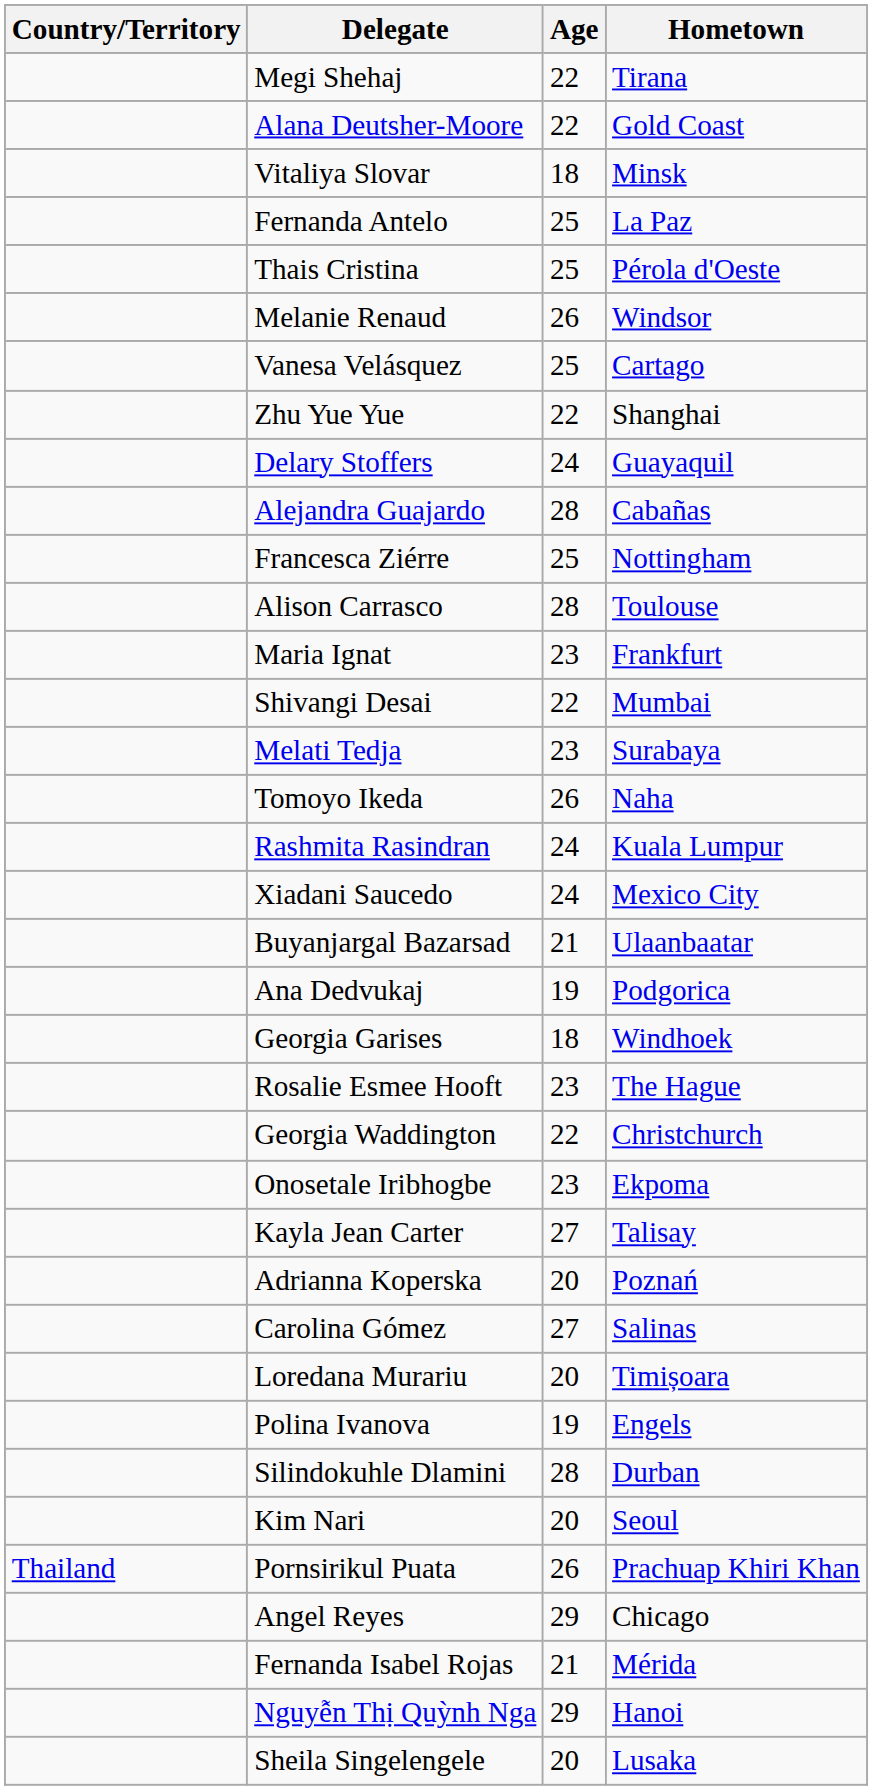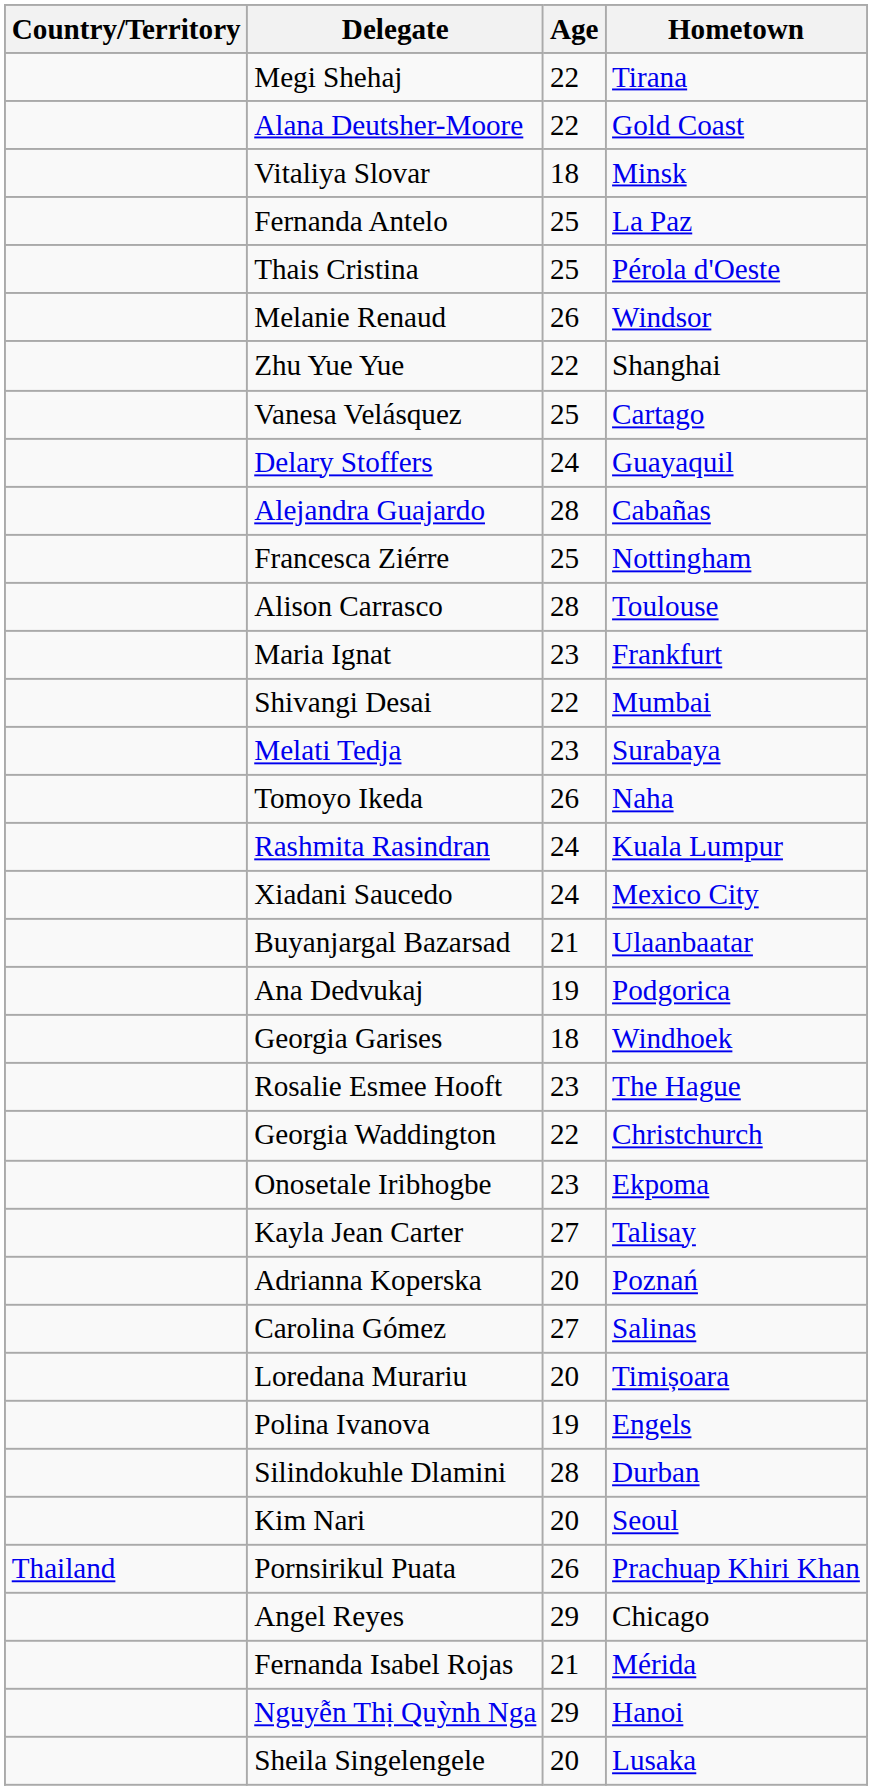rows swapped: (329, 413) <-> (358, 365)
